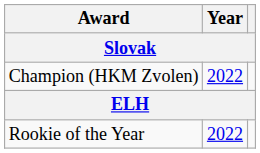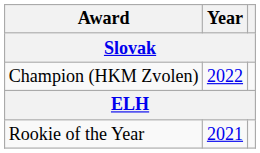(225, 133) 2022 -> (225, 133) 2021
